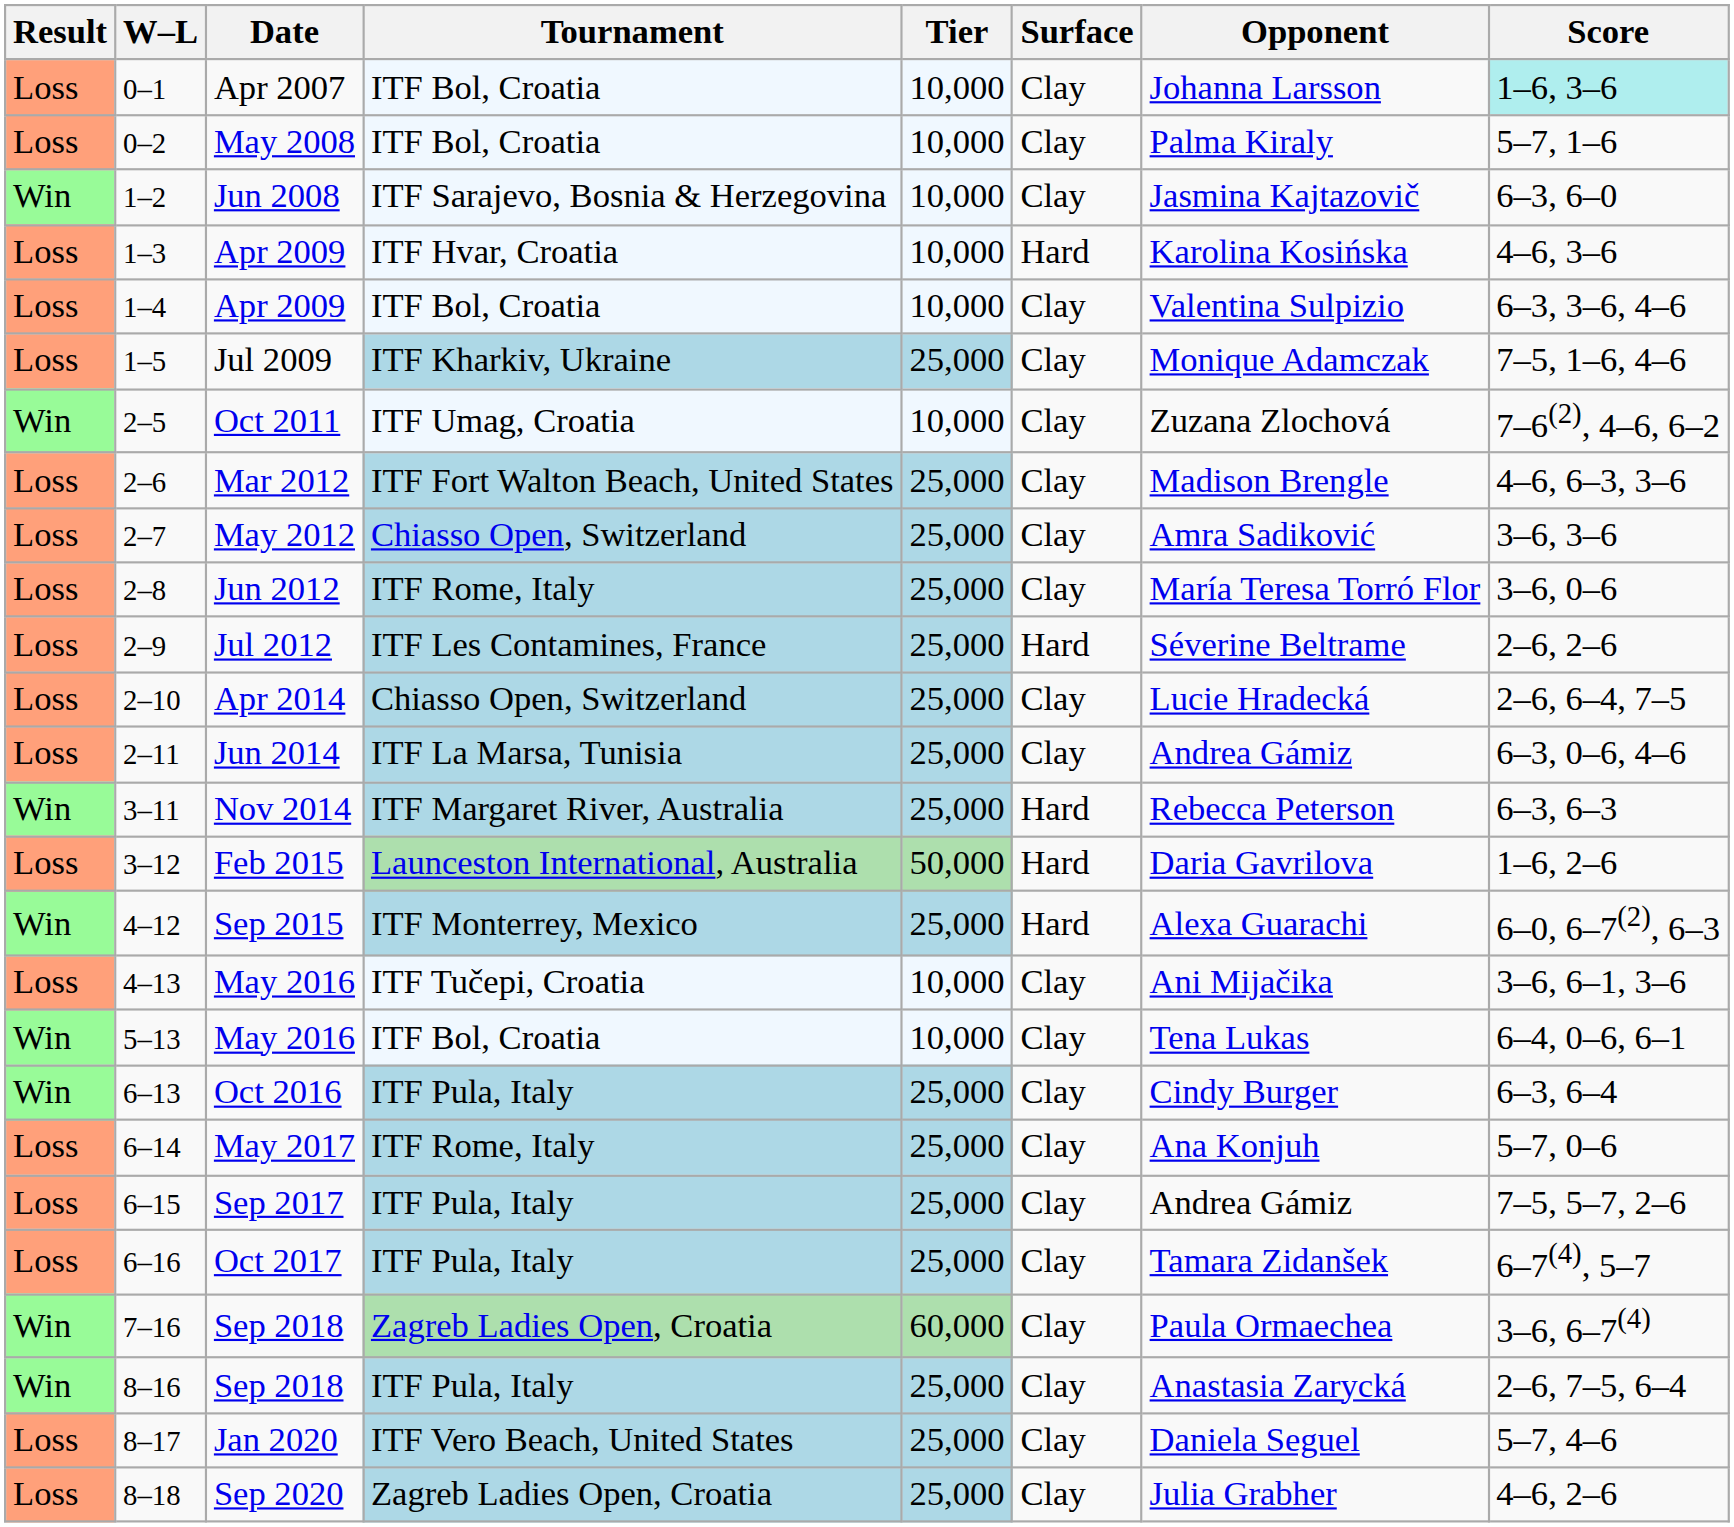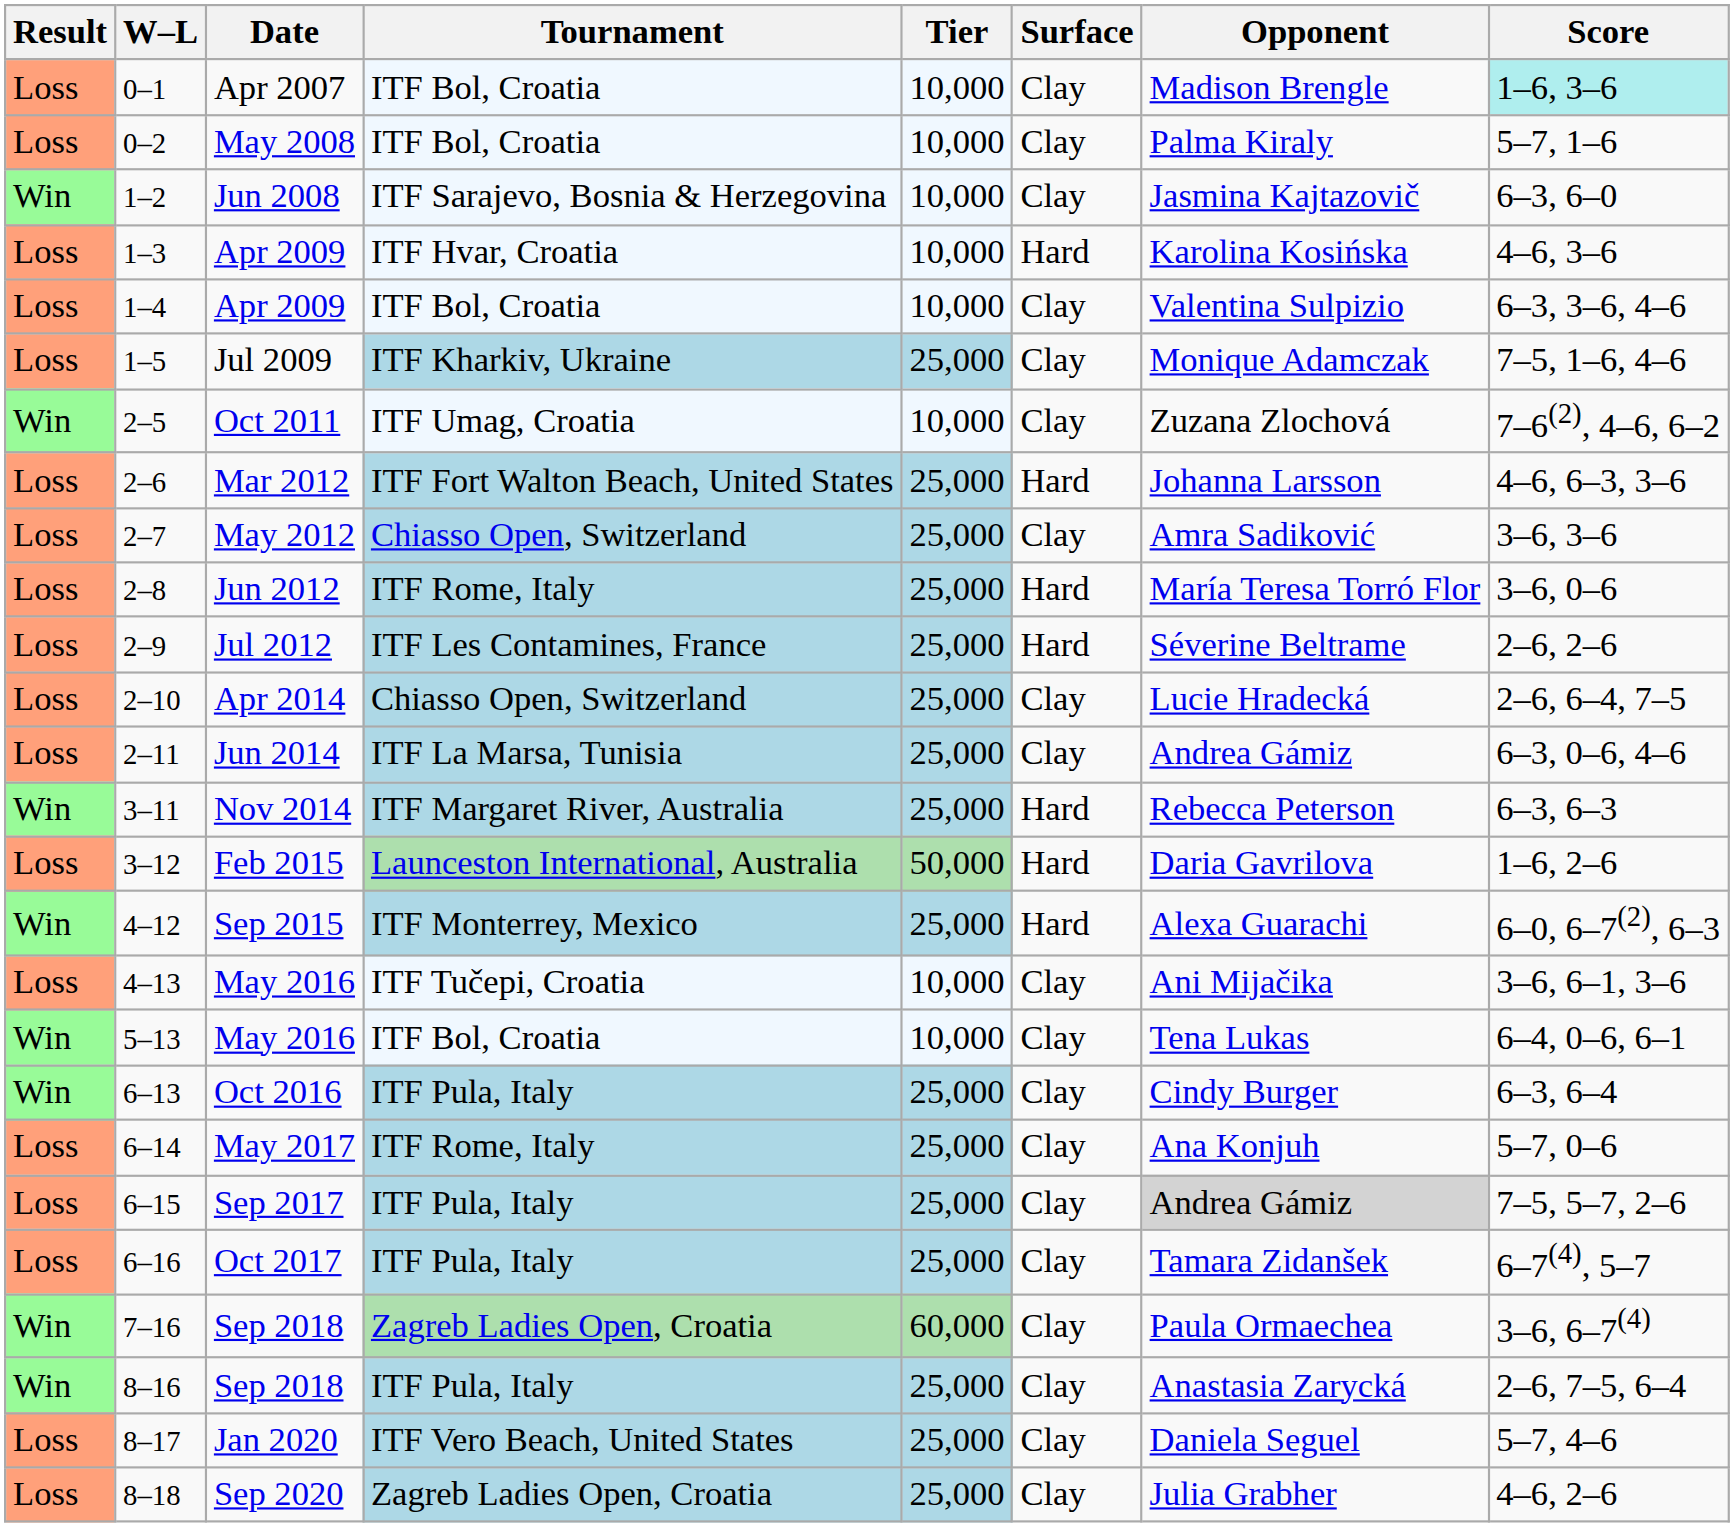(1265, 86) Johanna Larsson -> (1269, 86) Madison Brengle
(1053, 479) Clay -> (1055, 479) Hard
(1269, 479) Madison Brengle -> (1265, 479) Johanna Larsson
(1053, 589) Clay -> (1055, 589) Hard
(1251, 1201) no background -> (1251, 1201) lightgrey background
